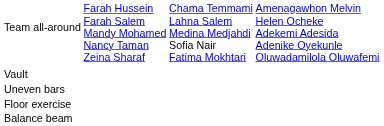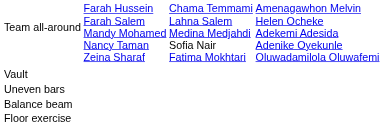rows swapped: (38, 119) <-> (38, 104)
